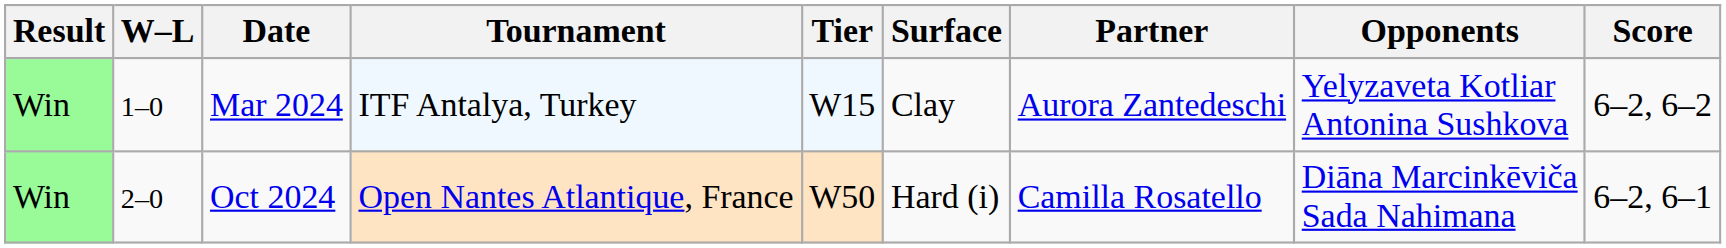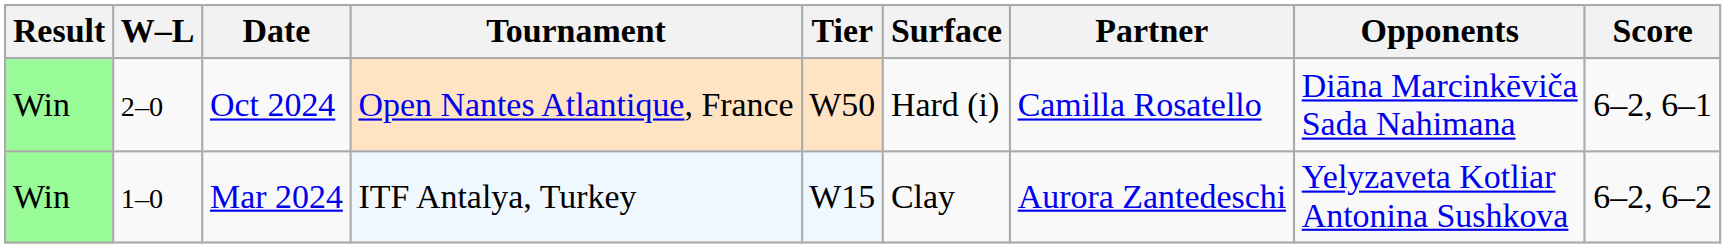rows swapped: (276, 104) <-> (273, 196)
